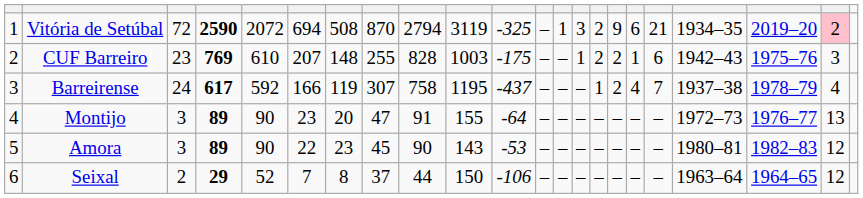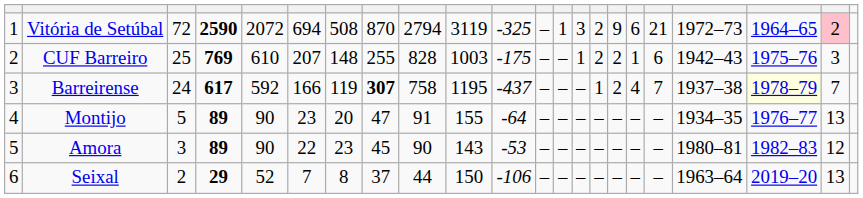(709, 28) 1934–35 -> (709, 28) 1972–73
(784, 28) 2019–20 -> (784, 28) 1964–65
(181, 58) 23 -> (181, 58) 25
(381, 88) normal -> (381, 88) bold
(784, 88) no background -> (784, 88) lightyellow background
(835, 88) 4 -> (835, 88) 7
(181, 118) 3 -> (181, 118) 5
(709, 118) 1972–73 -> (709, 118) 1934–35
(784, 177) 1964–65 -> (784, 177) 2019–20
(835, 177) 12 -> (835, 177) 13
